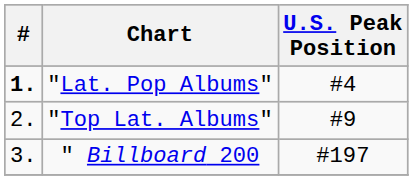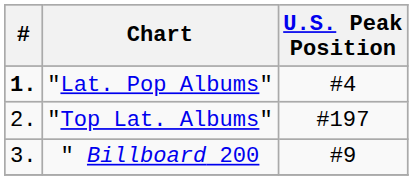(343, 120) #9 -> (343, 120) #197
(343, 156) #197 -> (343, 156) #9
